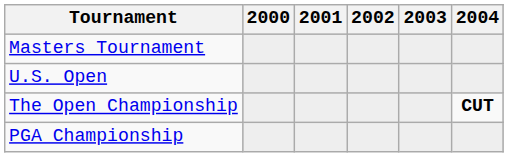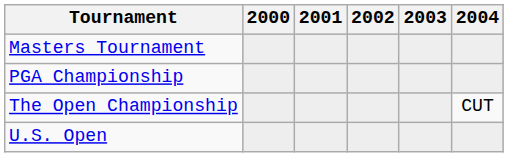rows swapped: (58, 78) <-> (96, 137)
(477, 108) bold -> (477, 108) normal
